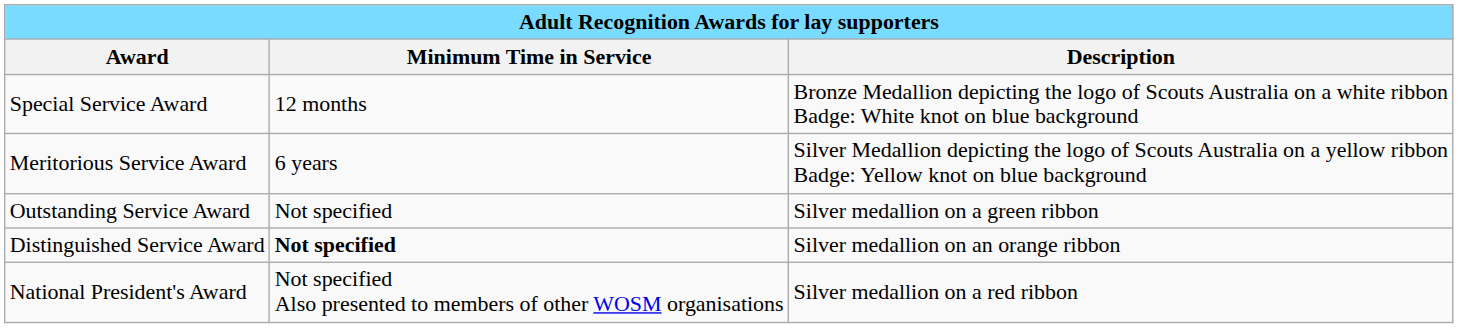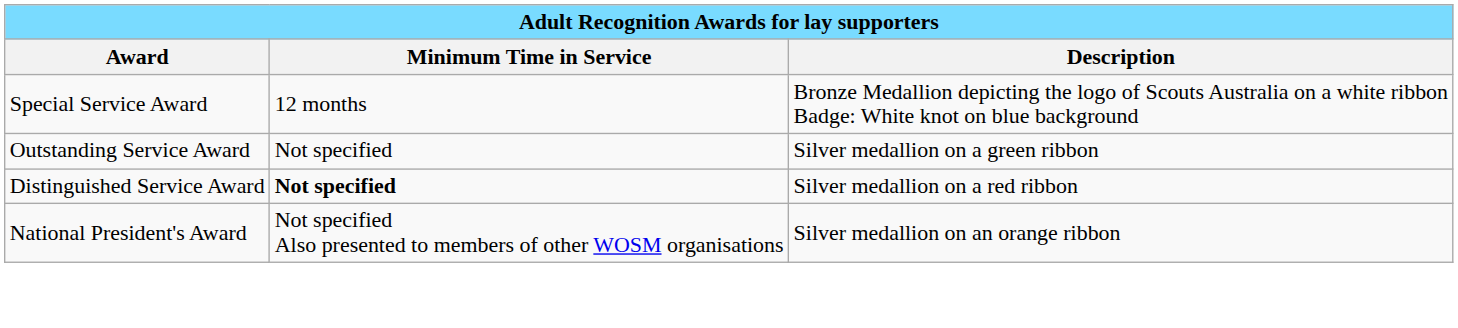- row: (128, 163)
(957, 245) Silver medallion on an orange ribbon -> (936, 185) Silver medallion on a red ribbon
(936, 292) Silver medallion on a red ribbon -> (957, 232) Silver medallion on an orange ribbon
